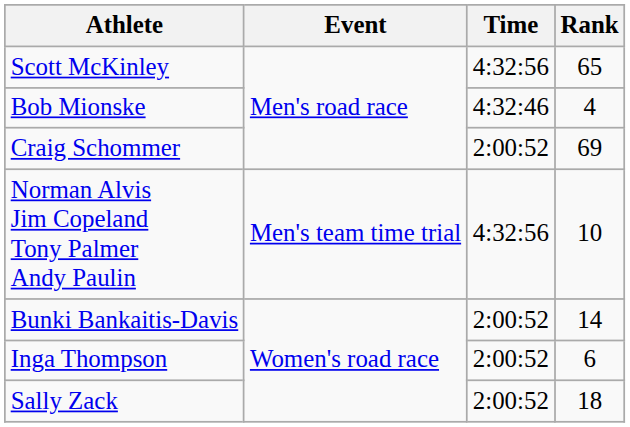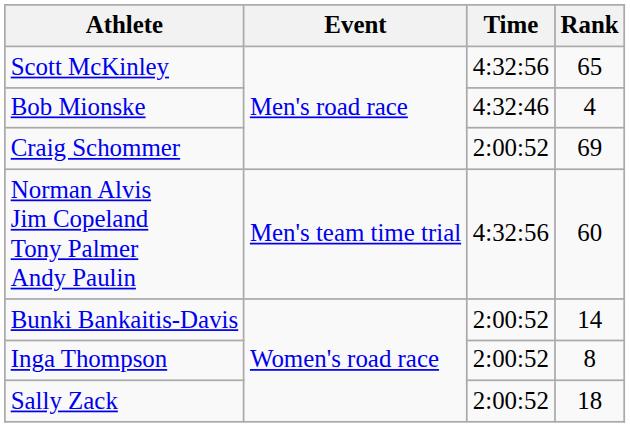(590, 233) 10 -> (590, 233) 60
(590, 360) 6 -> (590, 360) 8
